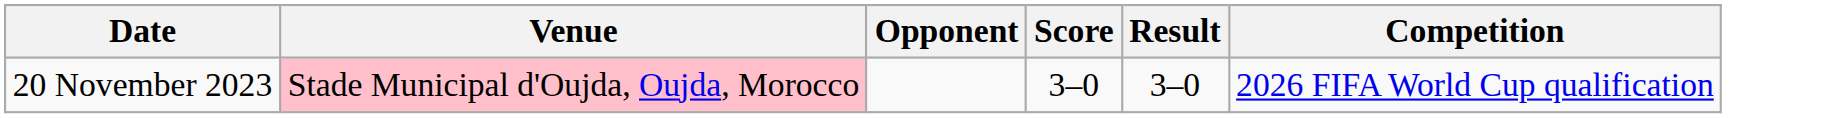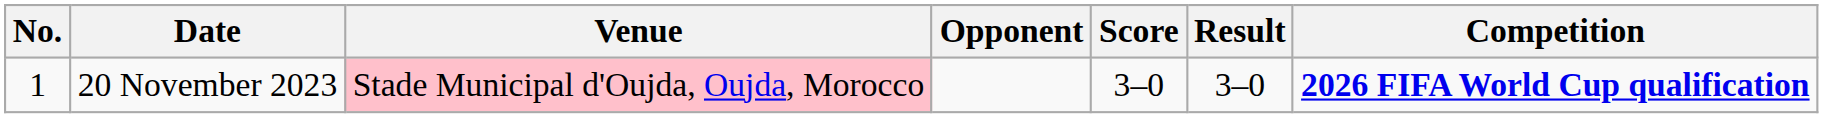+ column: (38, 31)
(1475, 84) normal -> (1555, 84) bold
